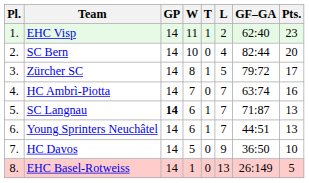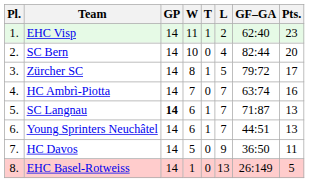(292, 149) 10 -> (292, 149) 11
